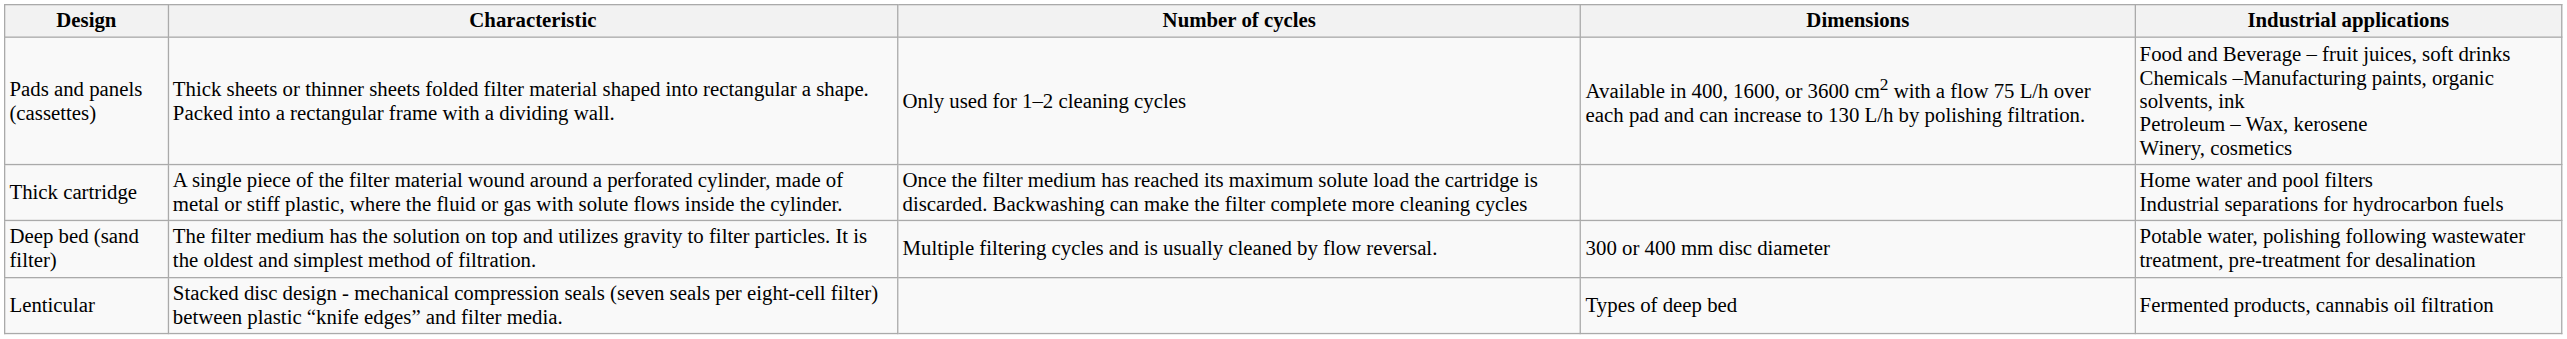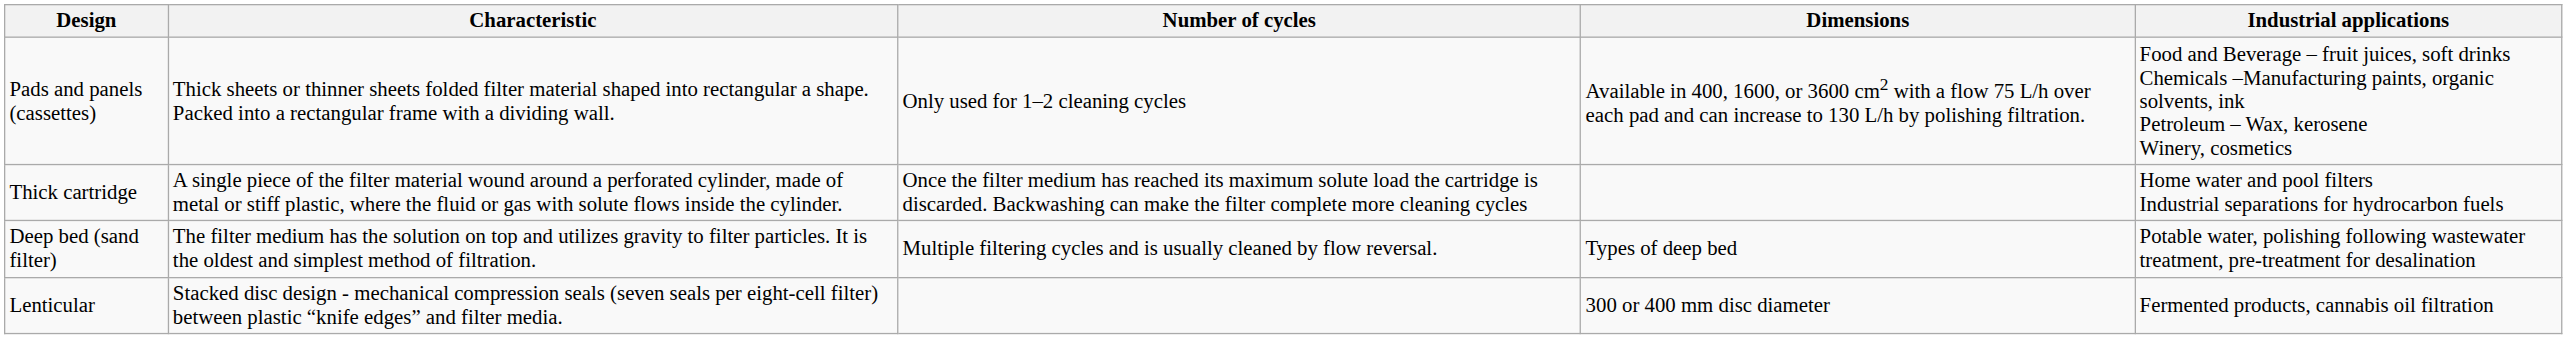(1708, 248) 300 or 400 mm disc diameter -> (1661, 248) Types of deep bed
(1661, 305) Types of deep bed -> (1708, 305) 300 or 400 mm disc diameter
